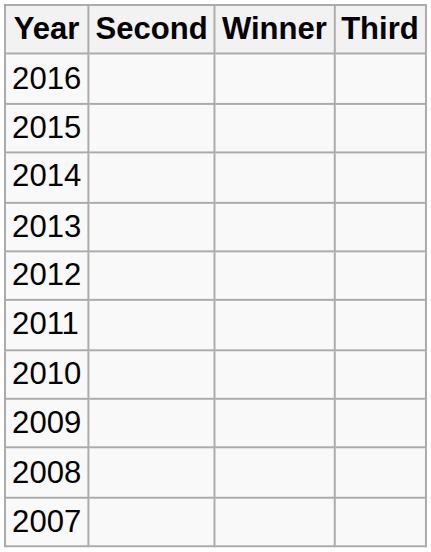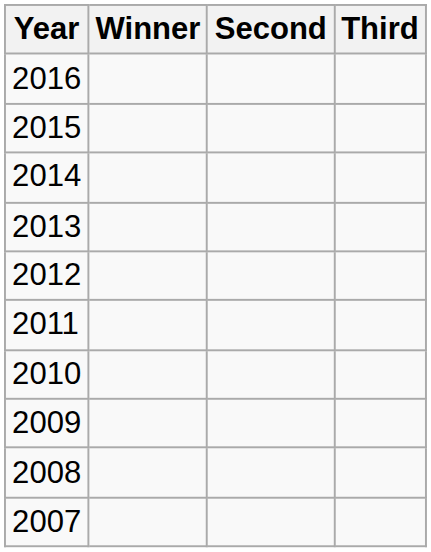columns swapped: (274, 29) <-> (152, 29)
